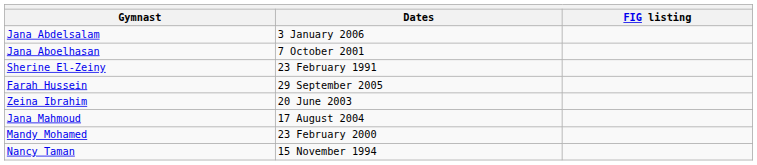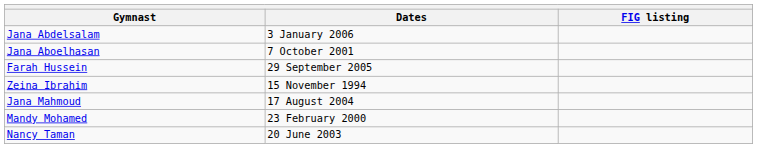- row: (56, 68)
(315, 101) 20 June 2003 -> (317, 85) 15 November 1994
(327, 152) 15 November 1994 -> (304, 135) 20 June 2003
